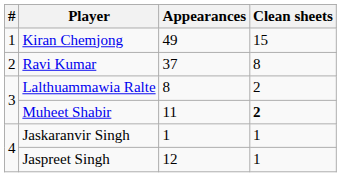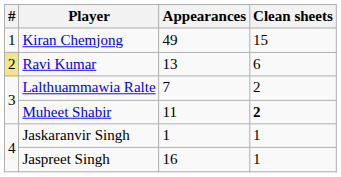(12, 64) no background -> (12, 64) khaki background
(170, 64) 37 -> (170, 64) 13
(257, 64) 8 -> (257, 64) 6
(166, 87) 8 -> (166, 87) 7
(170, 159) 12 -> (170, 159) 16
